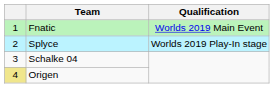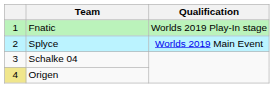(209, 28) Worlds 2019 Main Event -> (209, 28) Worlds 2019 Play-In stage
(209, 43) Worlds 2019 Play-In stage -> (209, 43) Worlds 2019 Main Event
